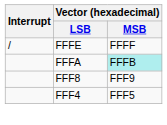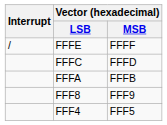+ row: (69, 62)
(123, 62) paleturquoise background -> (123, 79) no background
